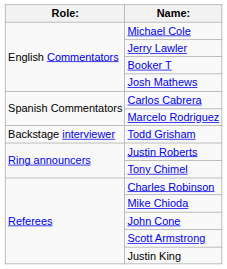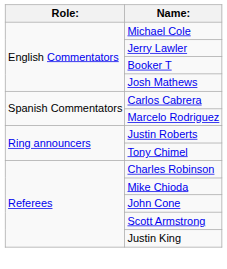- row: (162, 135)
